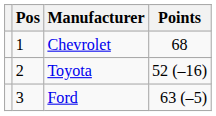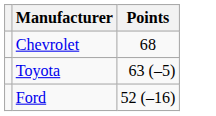- column: (28, 17)
(180, 71) 52 (–16) -> (152, 71) 63 (–5)
(184, 97) 63 (–5) -> (148, 97) 52 (–16)
